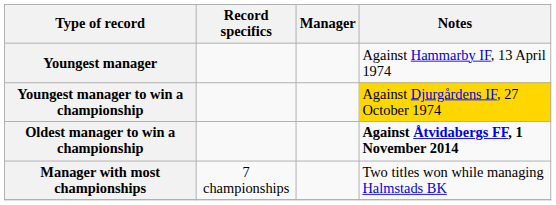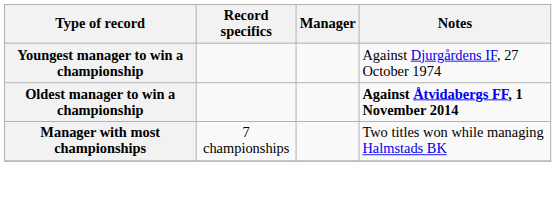- row: (100, 63)
(440, 102) gold background -> (440, 63) no background
